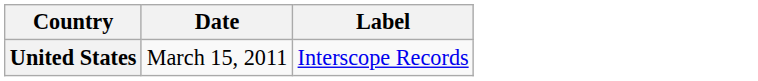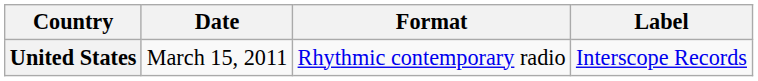+ column: (432, 22)
